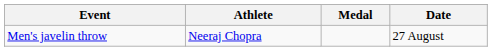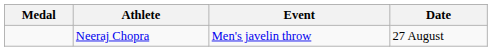columns swapped: (355, 15) <-> (95, 15)
